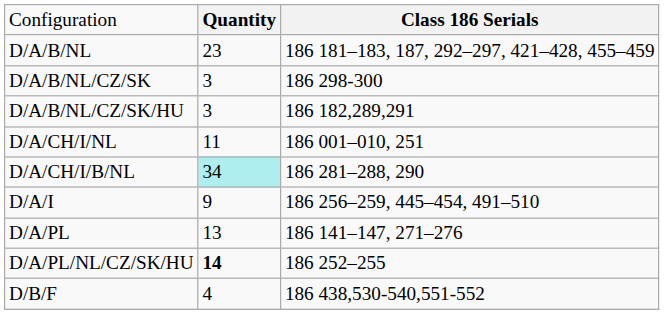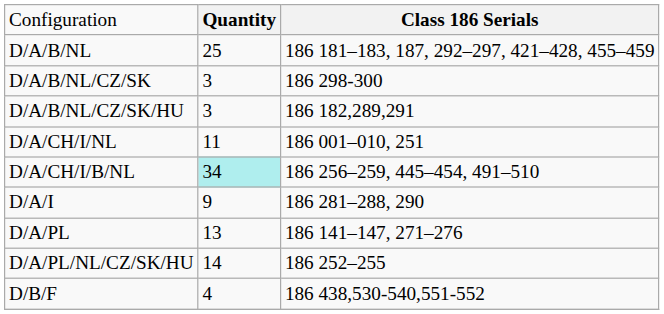(212, 50) 23 -> (212, 50) 25
(354, 171) 186 281–288, 290 -> (412, 171) 186 256–259, 445–454, 491–510
(412, 202) 186 256–259, 445–454, 491–510 -> (354, 202) 186 281–288, 290
(212, 263) bold -> (212, 263) normal
